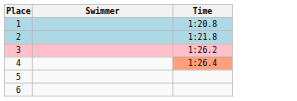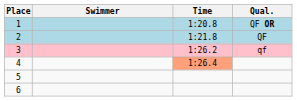+ column: (262, 11)
